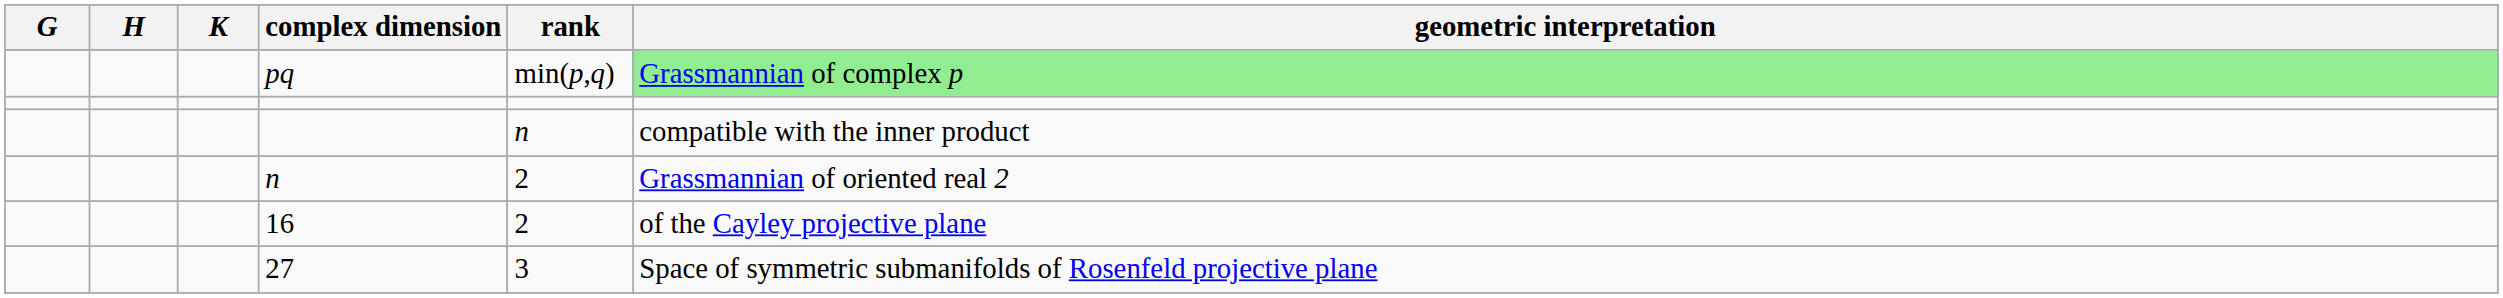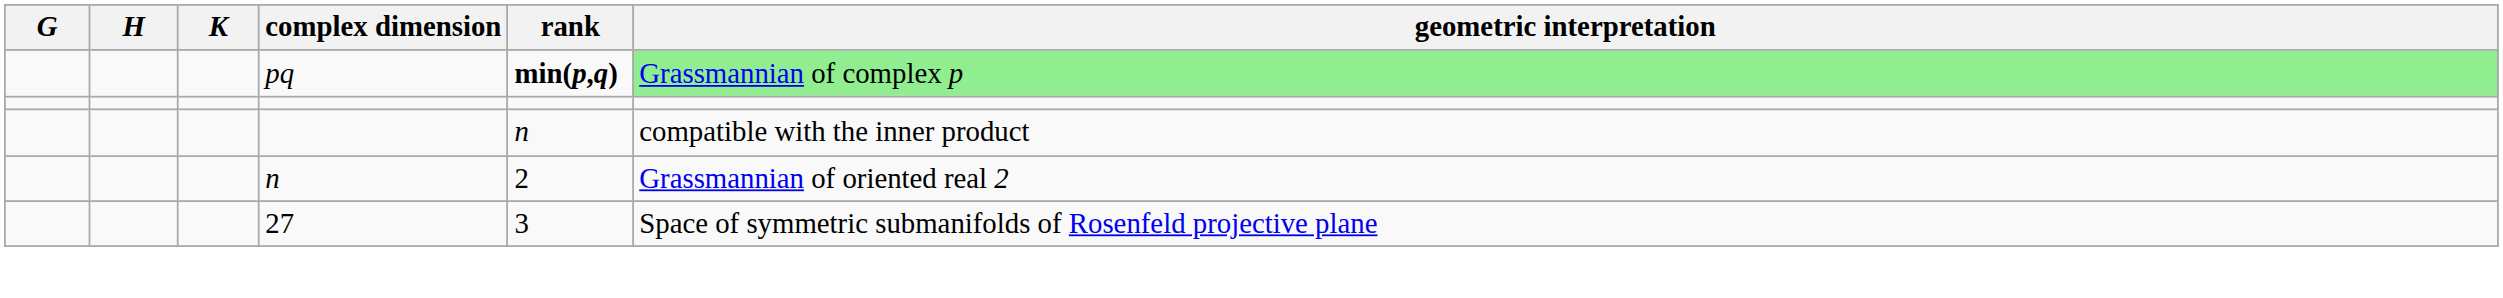(565, 73) normal -> (566, 73) bold
- row: (47, 224)
